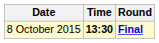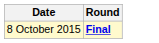- column: (99, 13)
